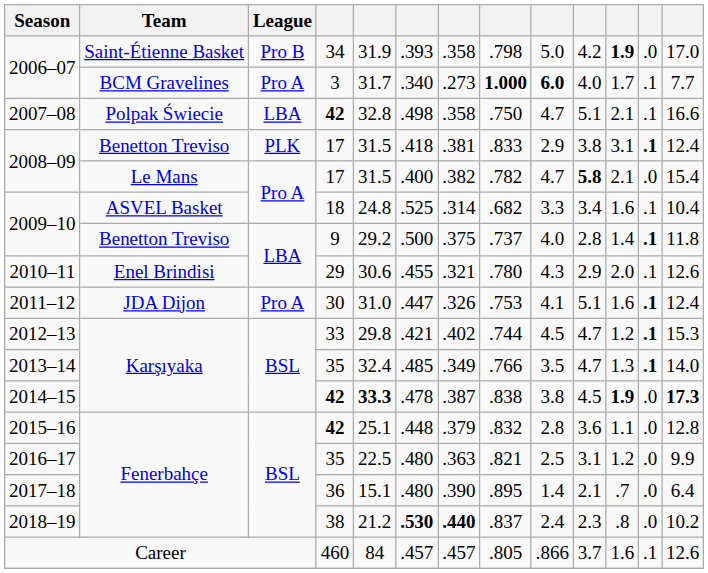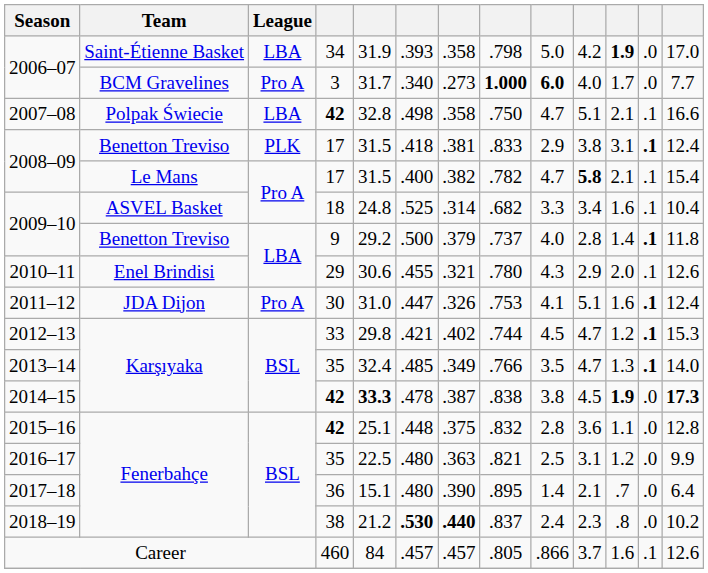(282, 51) Pro B -> (282, 51) LBA
(650, 83) .1 -> (650, 83) .0
(650, 176) .0 -> (650, 176) .1
(459, 239) .375 -> (459, 239) .379
(459, 427) .379 -> (459, 427) .375
